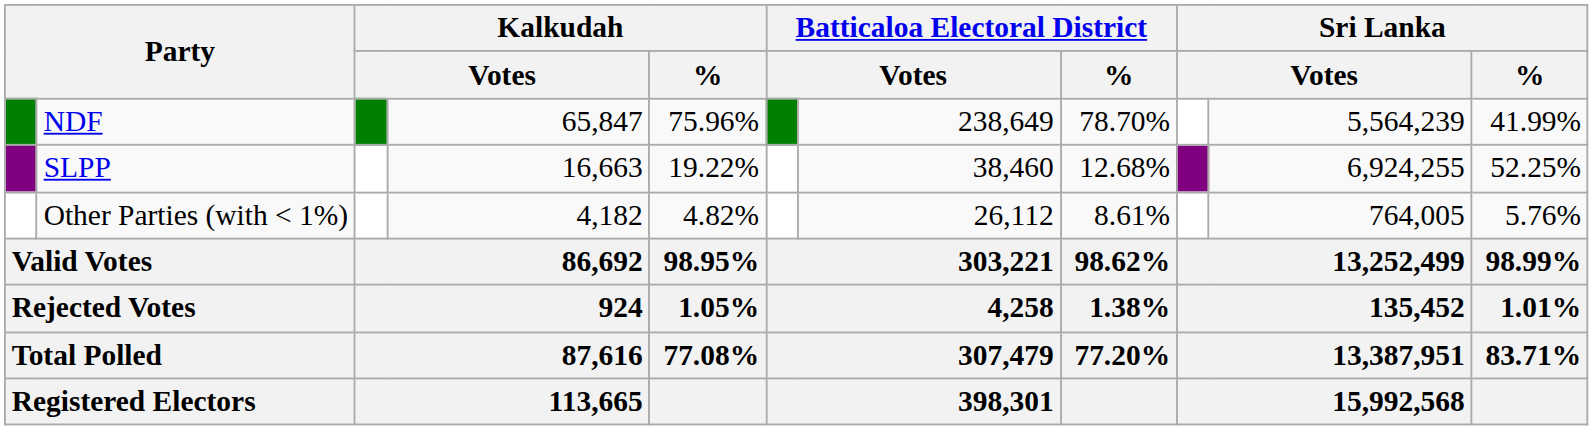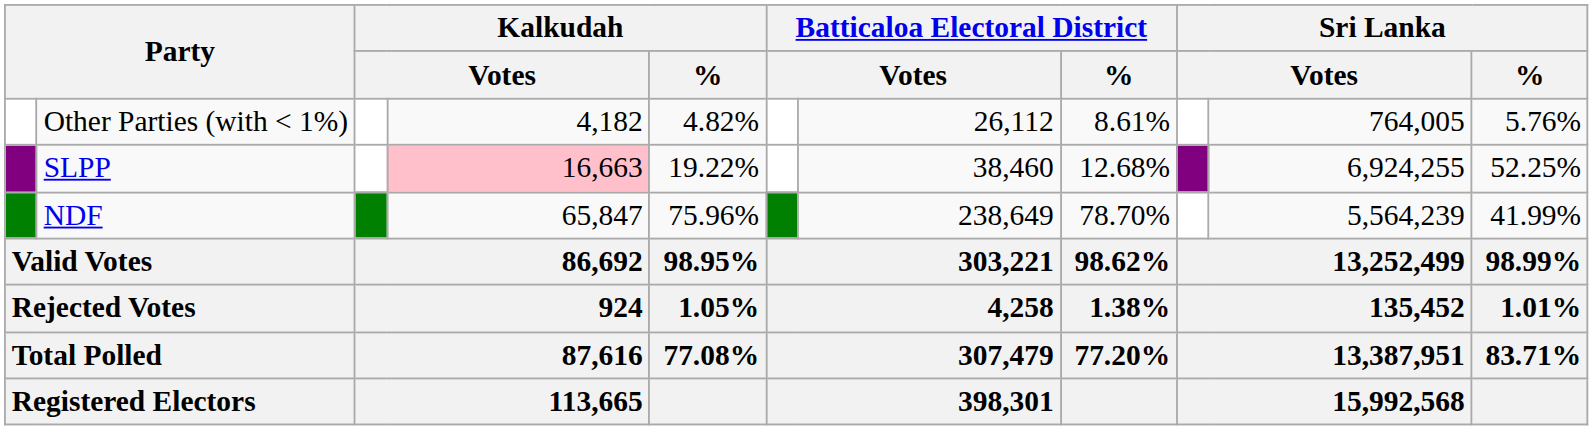rows swapped: (73, 121) <-> (196, 214)
(602, 167) no background -> (602, 167) pink background
